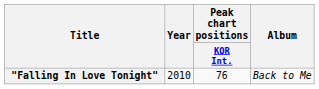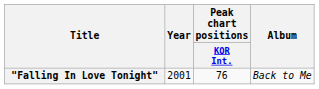(179, 76) 2010 -> (179, 76) 2001
